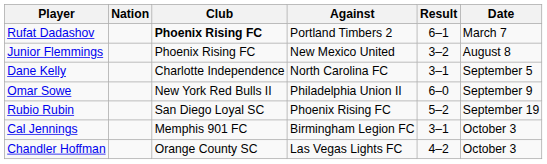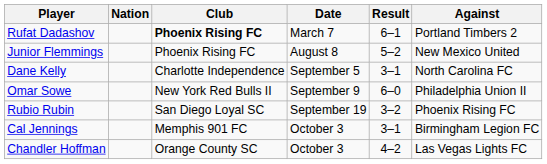columns swapped: (352, 14) <-> (501, 14)
(439, 52) 3–2 -> (391, 52) 5–2
(439, 110) 5–2 -> (391, 110) 3–2
